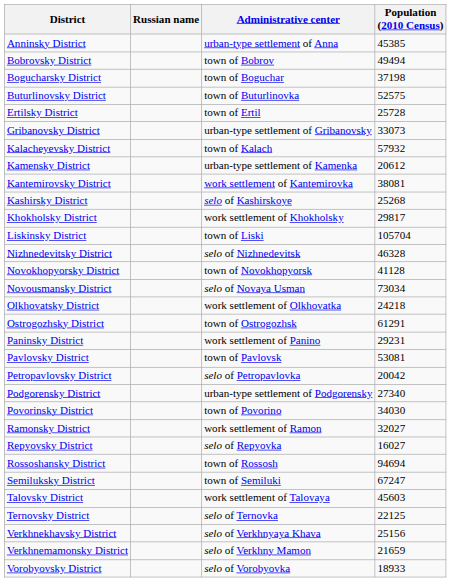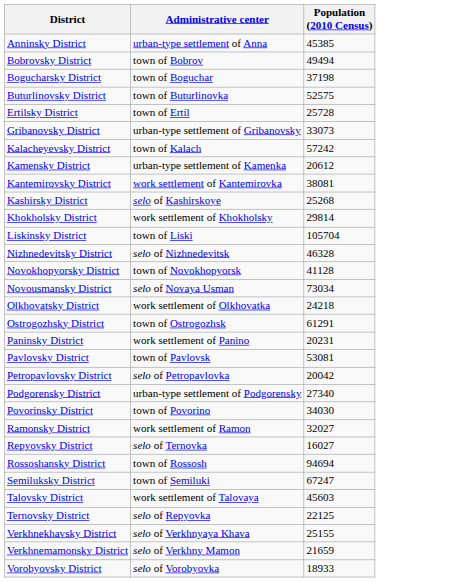- column: (166, 19)
(391, 148) 57932 -> (320, 148) 57242
(391, 218) 29817 -> (320, 218) 29814
(391, 340) 29231 -> (320, 340) 20231
(243, 445) selo of Repyovka -> (170, 445) selo of Ternovka
(241, 515) selo of Ternovka -> (172, 515) selo of Repyovka
(391, 533) 25156 -> (320, 533) 25155
